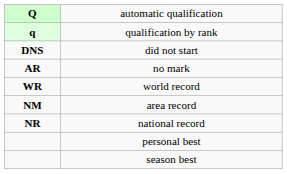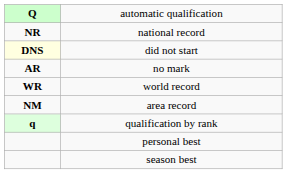rows swapped: (171, 31) <-> (171, 122)
(32, 49) no background -> (32, 49) lightyellow background
